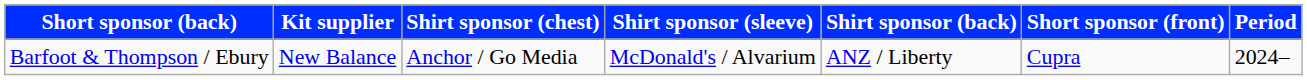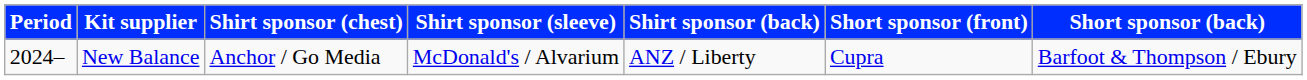columns swapped: (1266, 21) <-> (139, 21)
